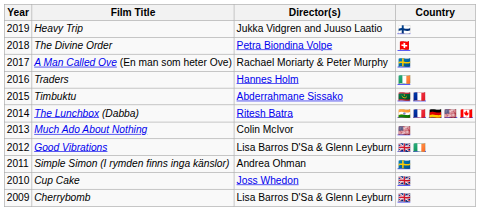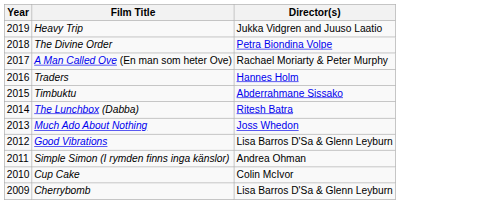- column: (435, 12)
(265, 130) Colin McIvor -> (268, 126) Joss Whedon
(268, 181) Joss Whedon -> (265, 175) Colin McIvor
